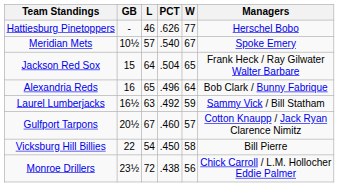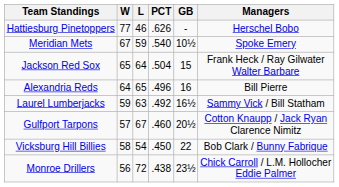columns swapped: (190, 12) <-> (129, 12)
(149, 44) 57 -> (141, 44) 59
(266, 87) Bob Clark / Bunny Fabrique -> (266, 87) Bill Pierre
(266, 147) Bill Pierre -> (266, 147) Bob Clark / Bunny Fabrique
